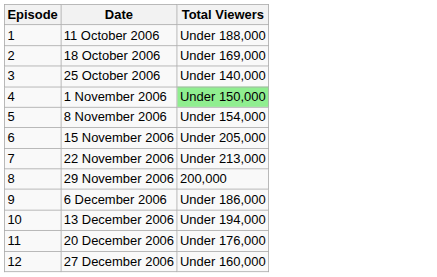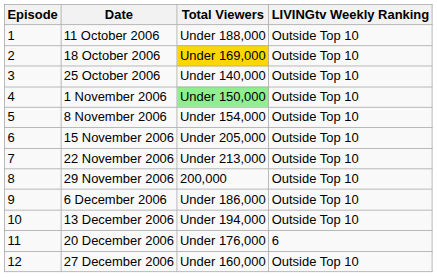+ column: (350, 14)
(223, 55) no background -> (223, 55) gold background
